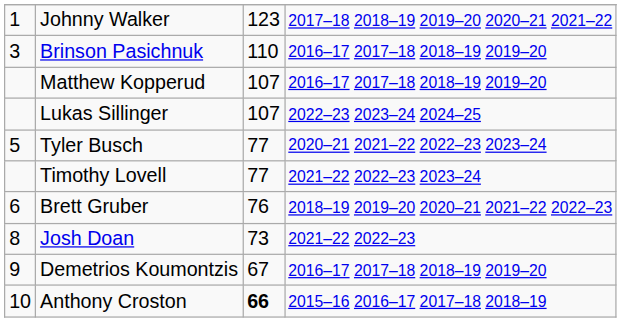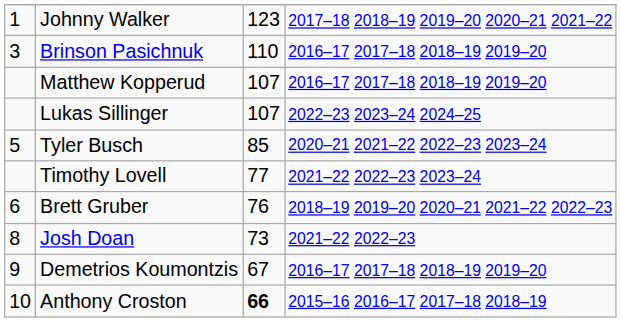(258, 144) 77 -> (258, 144) 85
